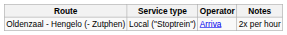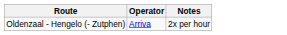- column: (162, 10)
